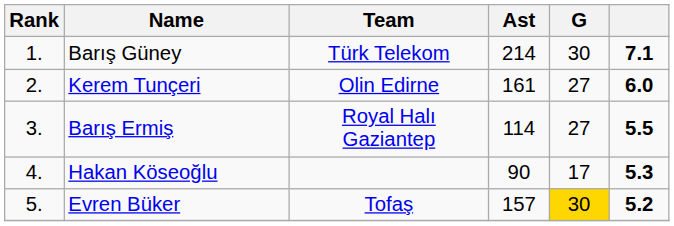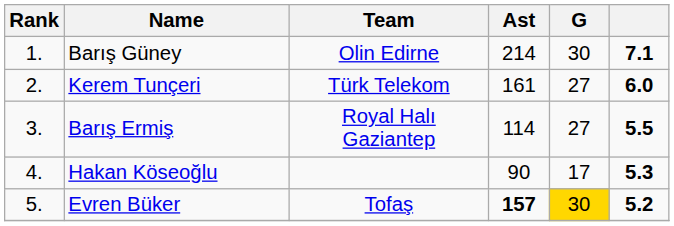(389, 52) Türk Telekom -> (389, 52) Olin Edirne
(389, 85) Olin Edirne -> (389, 85) Türk Telekom
(519, 204) normal -> (519, 204) bold
